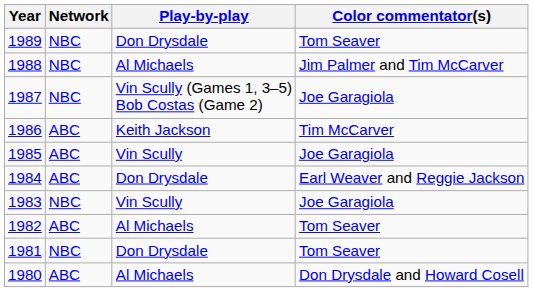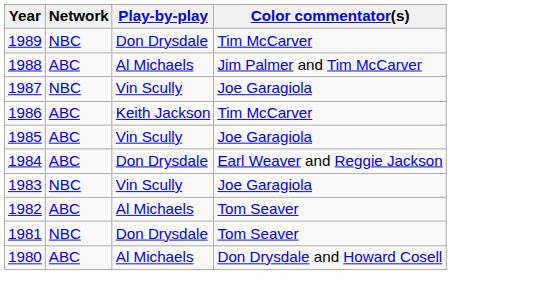(340, 40) Tom Seaver -> (265, 40) Tim McCarver
(65, 64) NBC -> (64, 64) ABC
(204, 97) Vin Scully (Games 1, 3–5) Bob Costas (Game 2) -> (149, 88) Vin Scully
